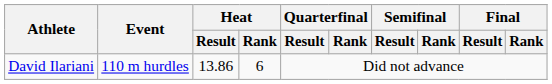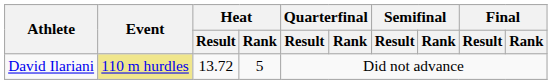(145, 67) no background -> (145, 67) khaki background
(216, 67) 13.86 -> (216, 67) 13.72
(260, 67) 6 -> (260, 67) 5
